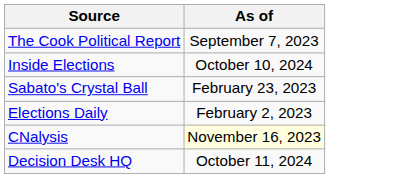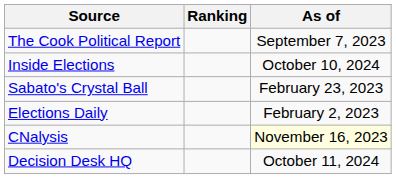+ column: (217, 16)
